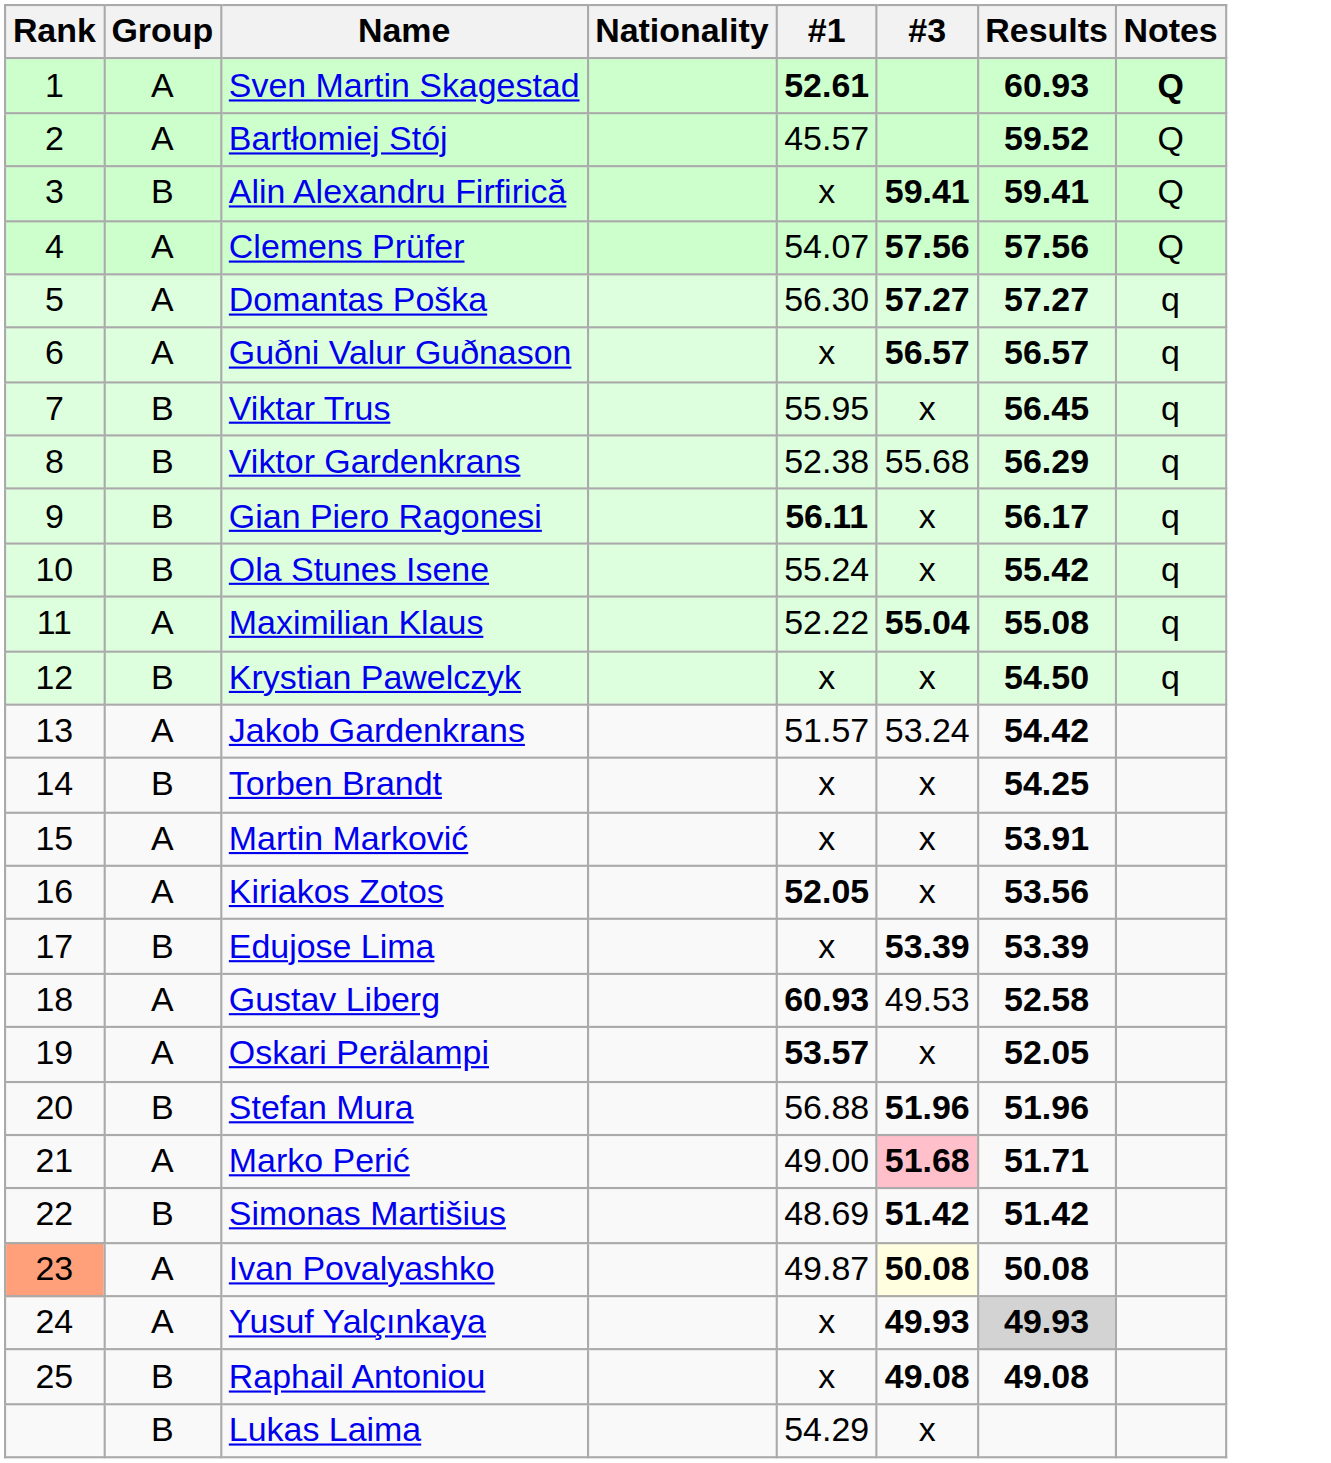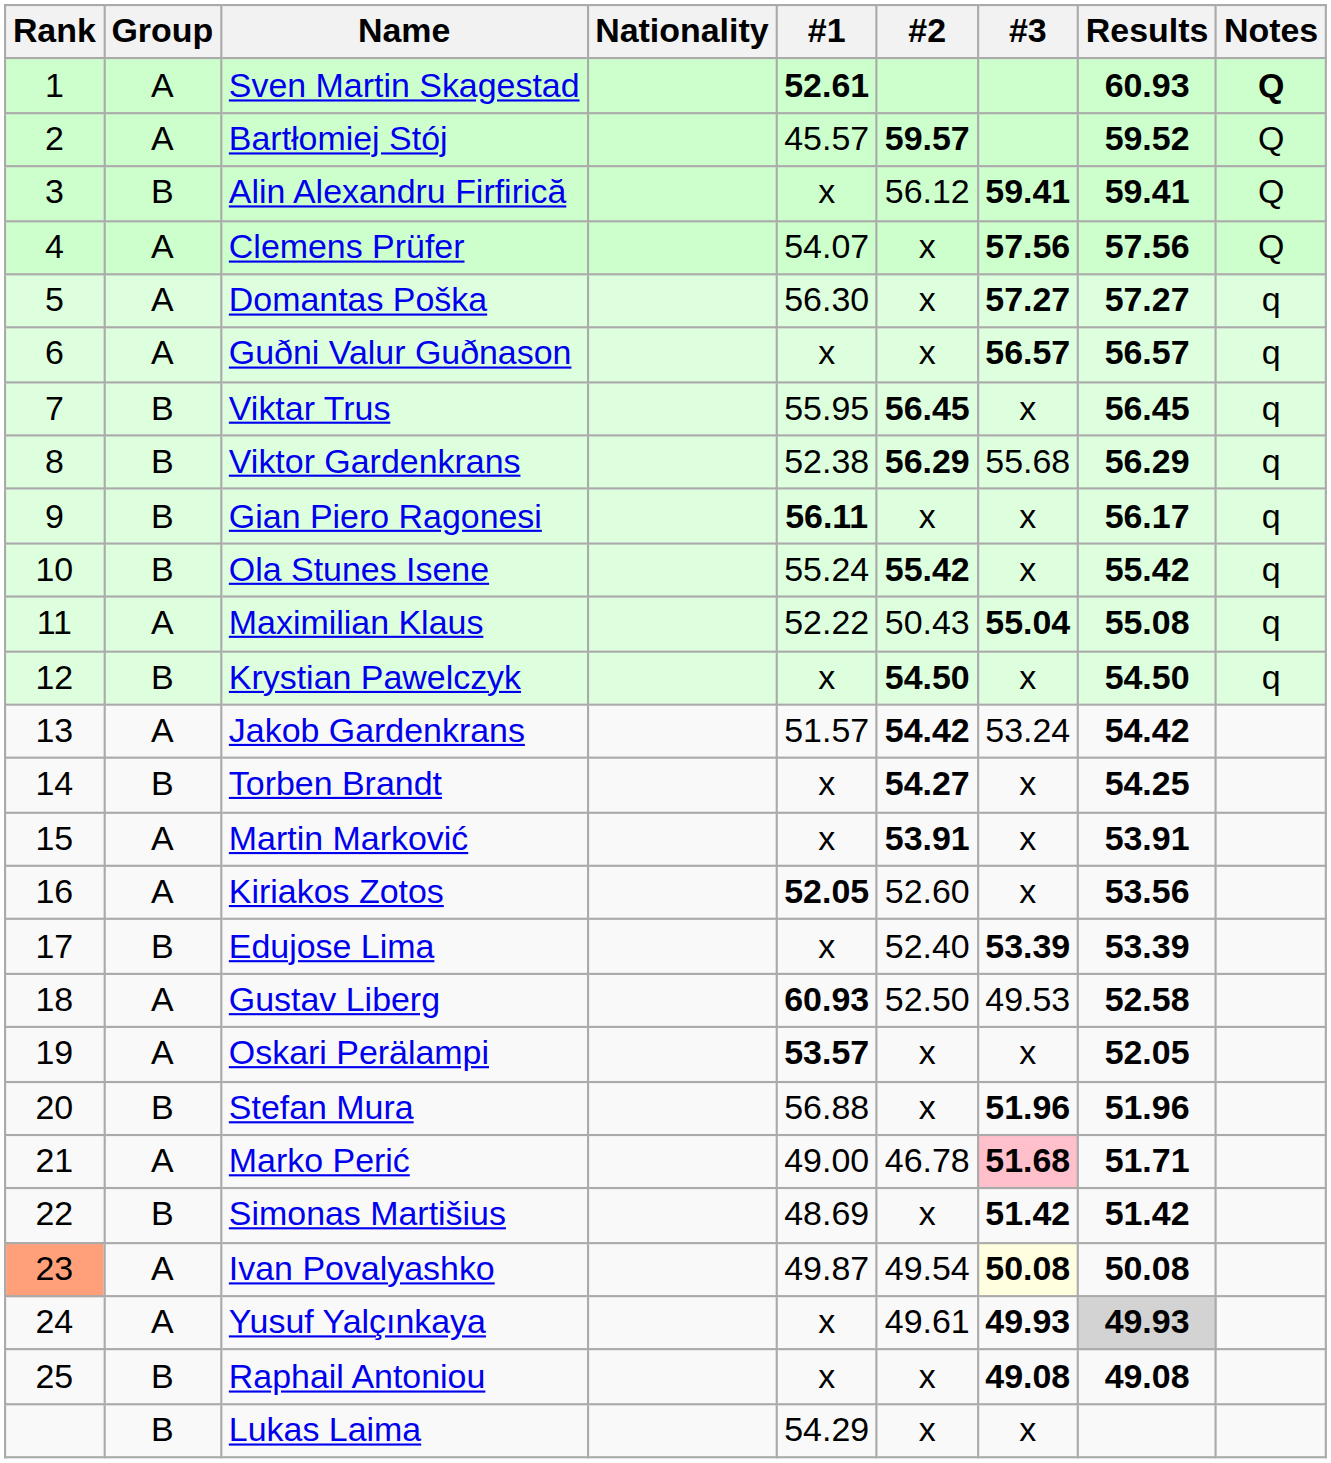+ column: (927, 31)
